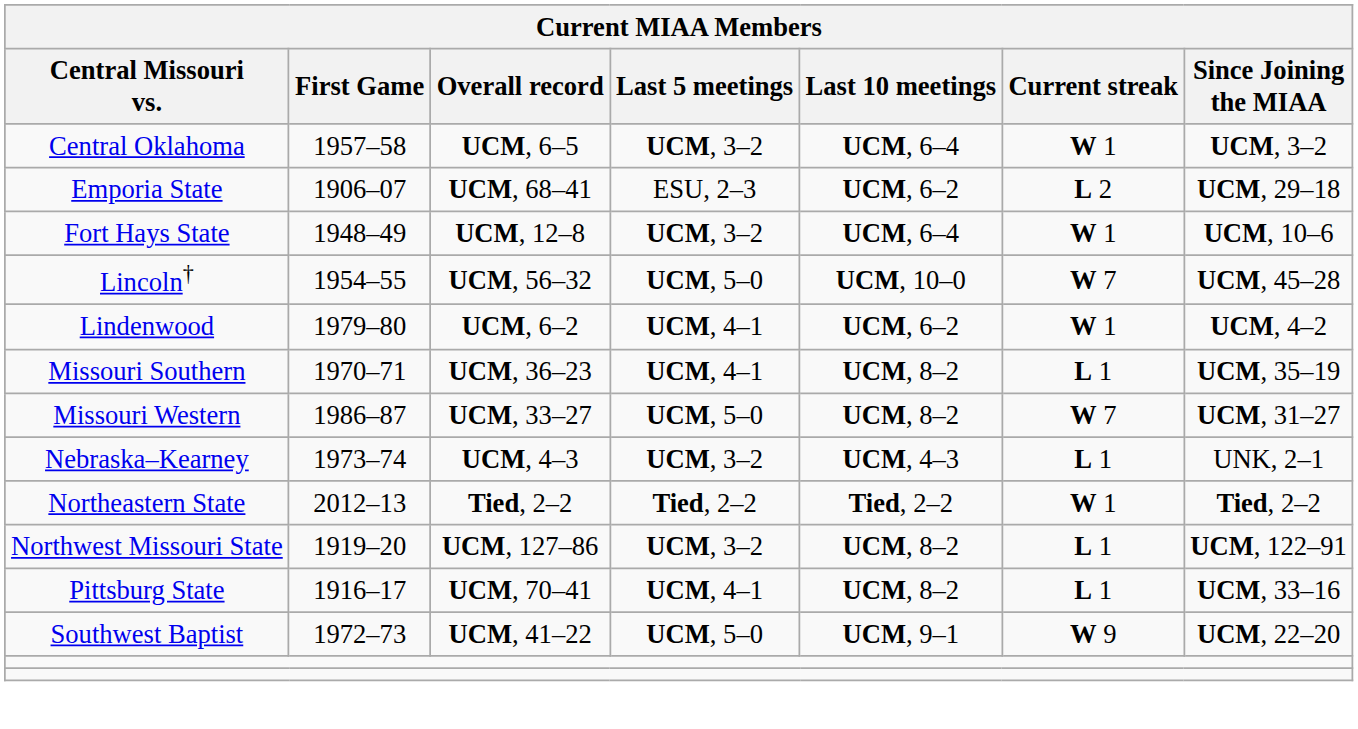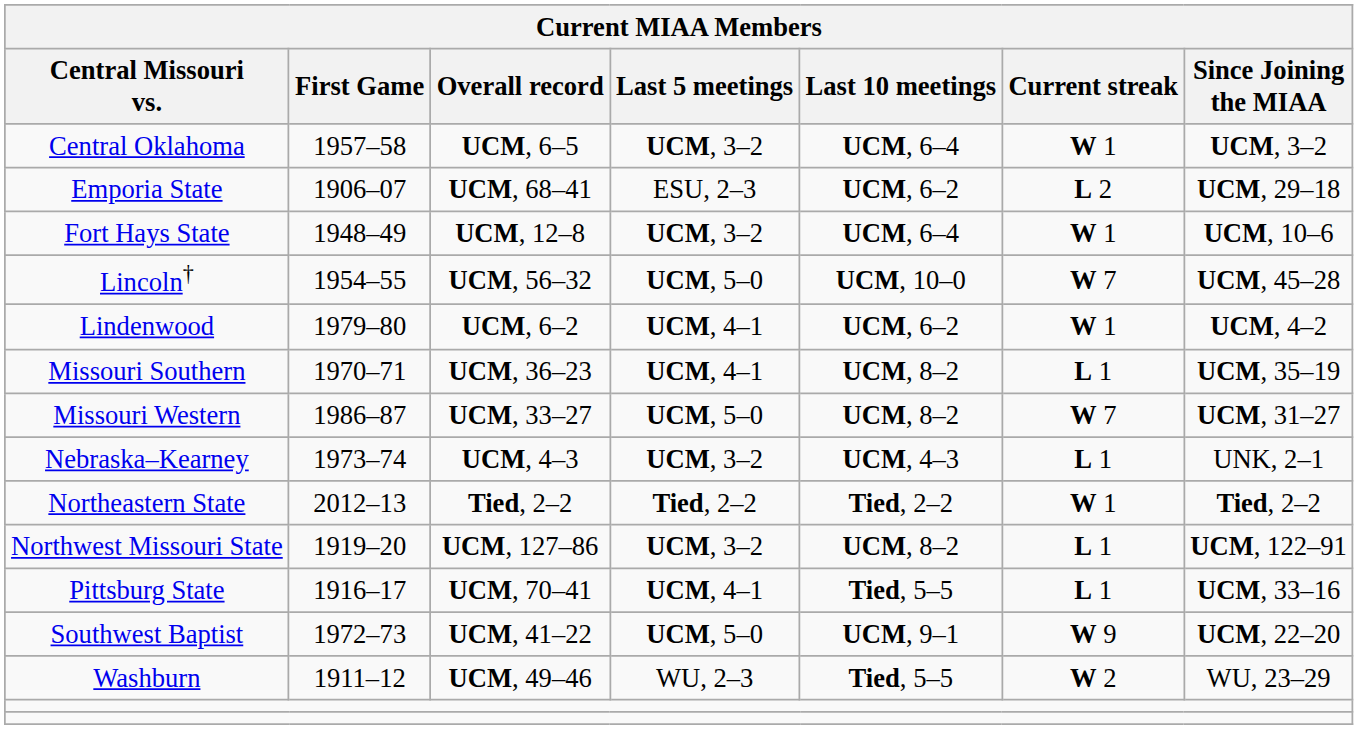(901, 589) UCM, 8–2 -> (901, 589) Tied, 5–5
+ row: (147, 677)
